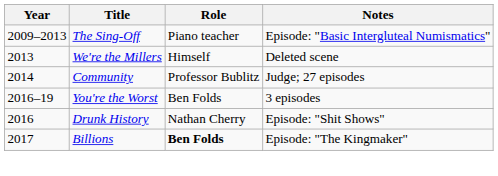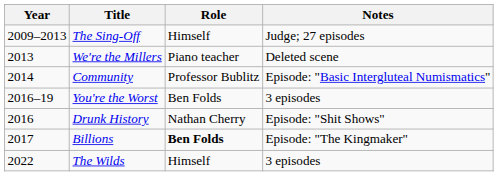(203, 35) Piano teacher -> (189, 35) Himself
(378, 35) Episode: "Basic Intergluteal Numismatics" -> (315, 35) Judge; 27 episodes
(189, 56) Himself -> (203, 56) Piano teacher
(315, 77) Judge; 27 episodes -> (378, 77) Episode: "Basic Intergluteal Numismatics"
+ row: (99, 160)
